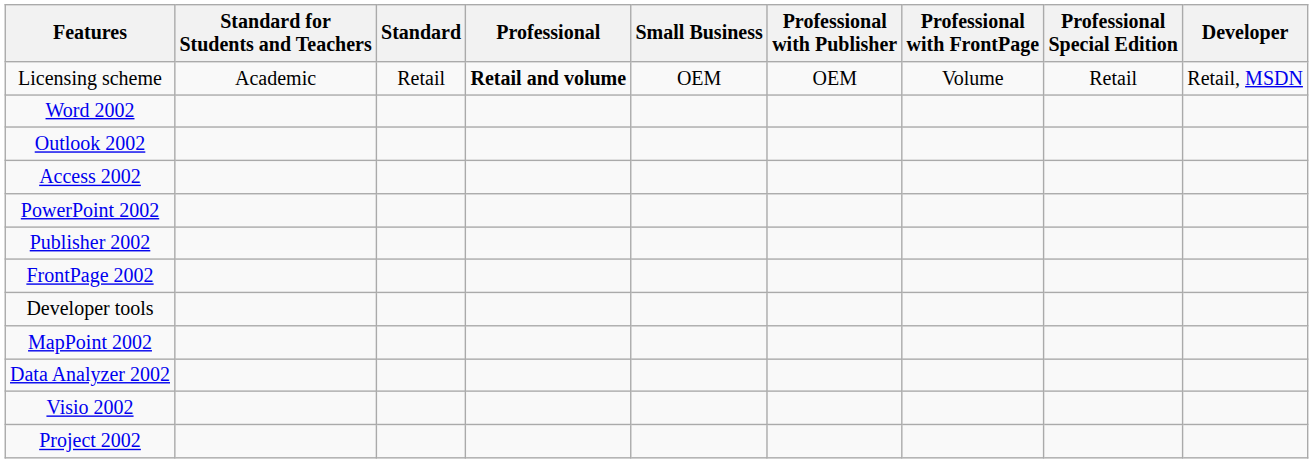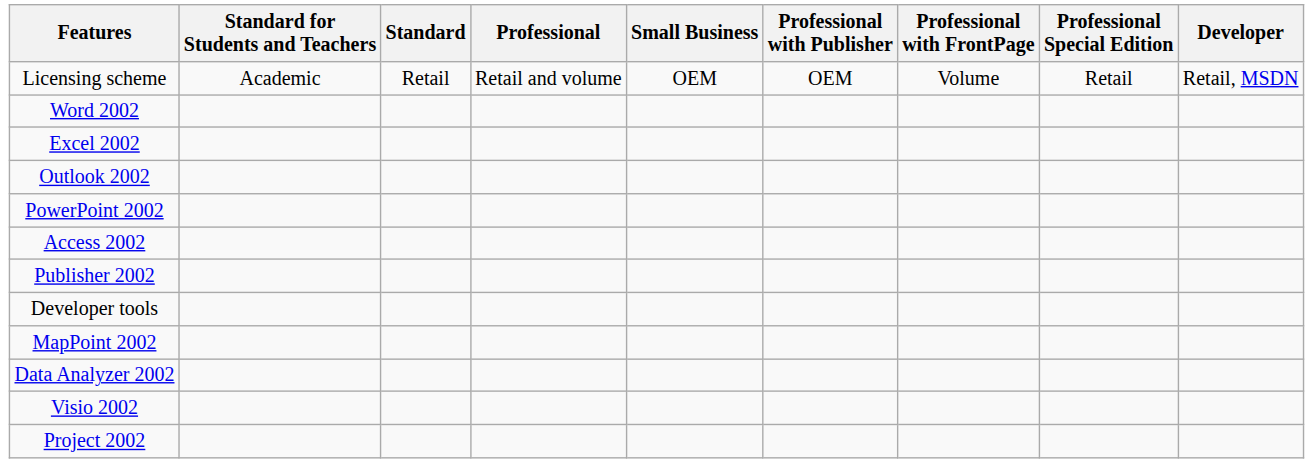(548, 77) bold -> (548, 77) normal
+ row: (94, 143)
rows swapped: (90, 209) <-> (90, 176)
- row: (90, 275)
